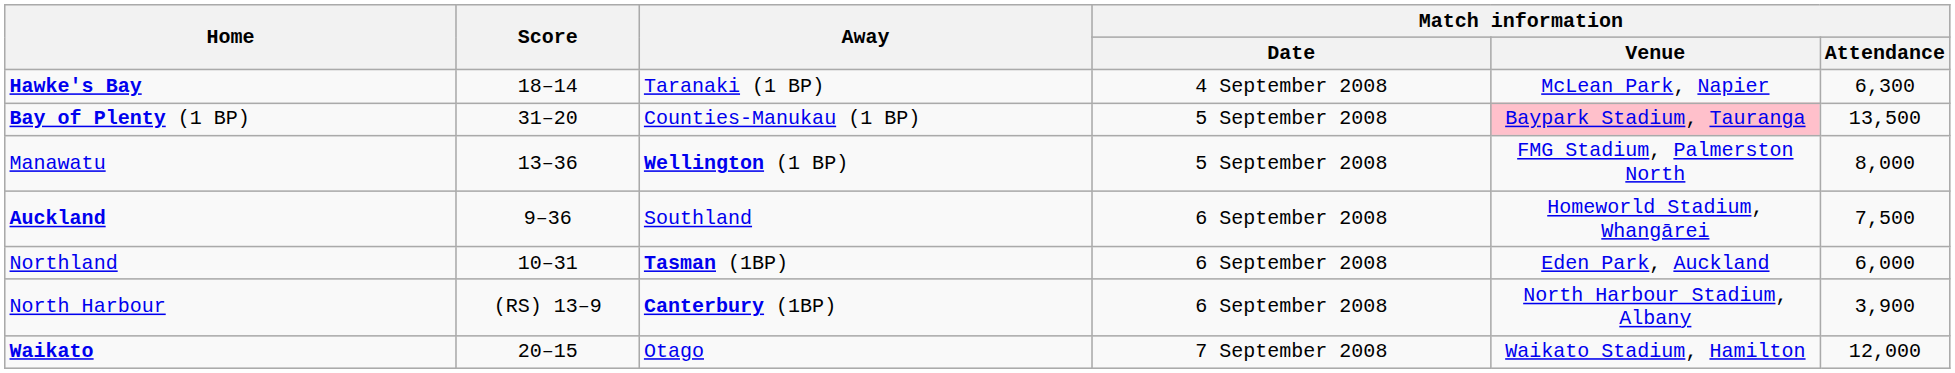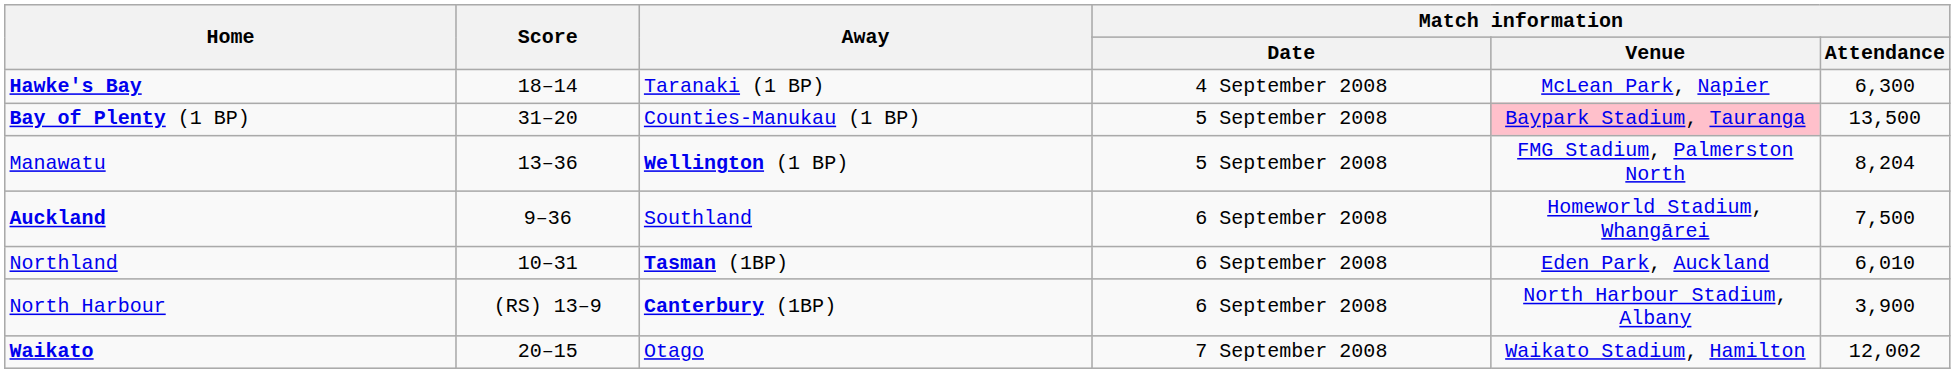(1885, 163) 8,000 -> (1885, 163) 8,204
(1885, 263) 6,000 -> (1885, 263) 6,010
(1885, 351) 12,000 -> (1885, 351) 12,002
